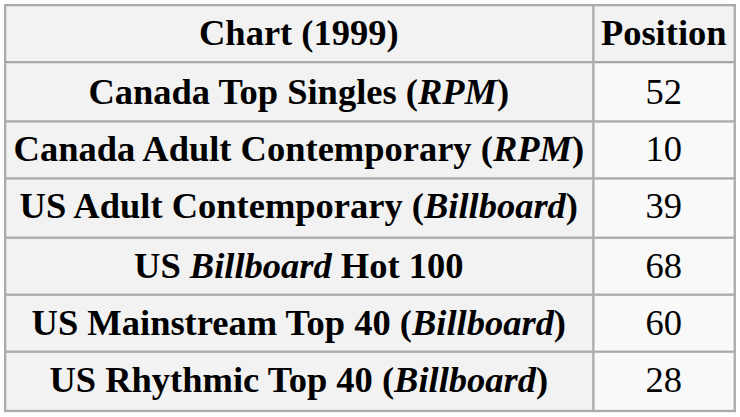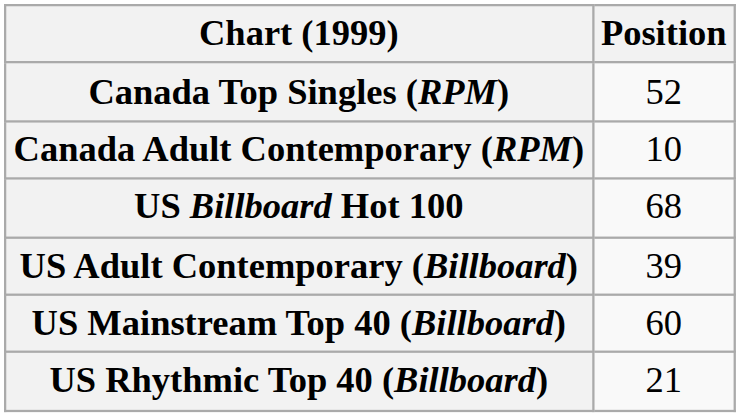rows swapped: (299, 264) <-> (299, 206)
(664, 380) 28 -> (664, 380) 21
